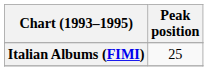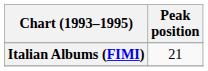(175, 54) 25 -> (175, 54) 21
